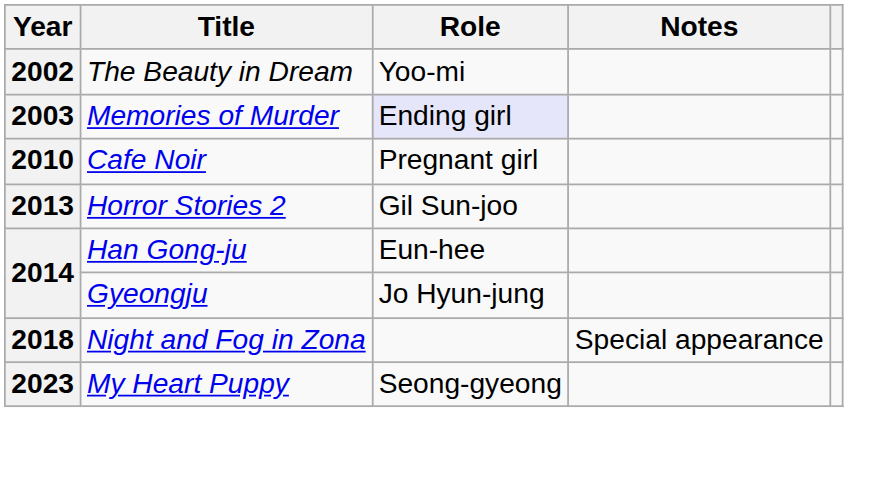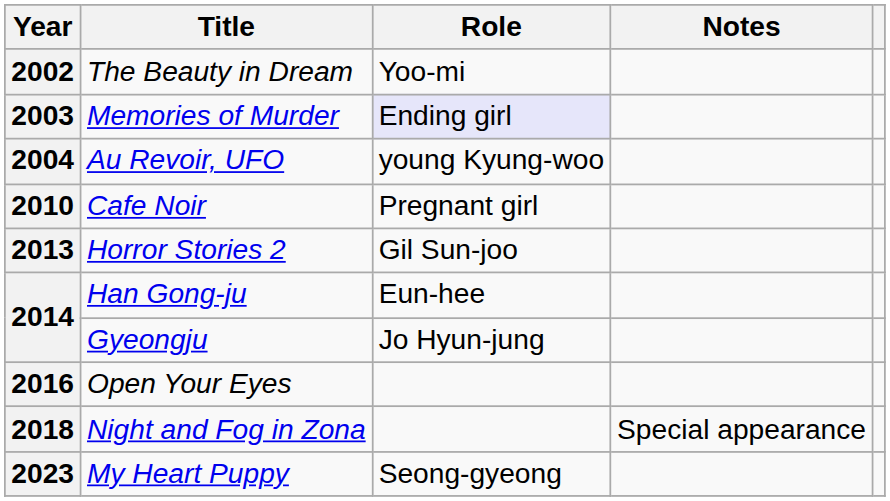+ row: (43, 160)
+ row: (43, 384)
